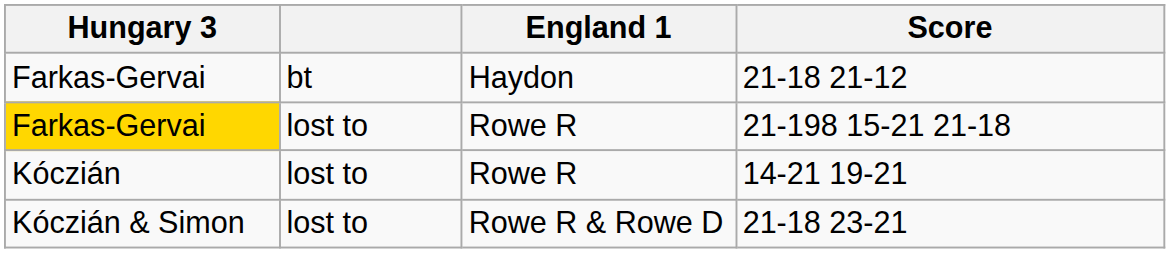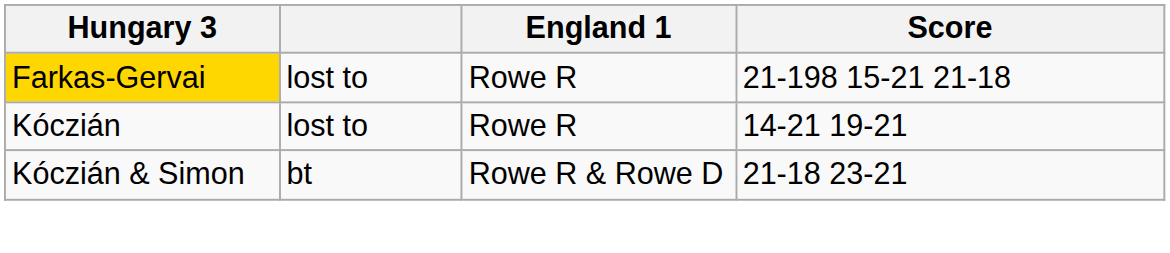- row: (825, 77)
(327, 222) lost to -> (299, 174) bt
